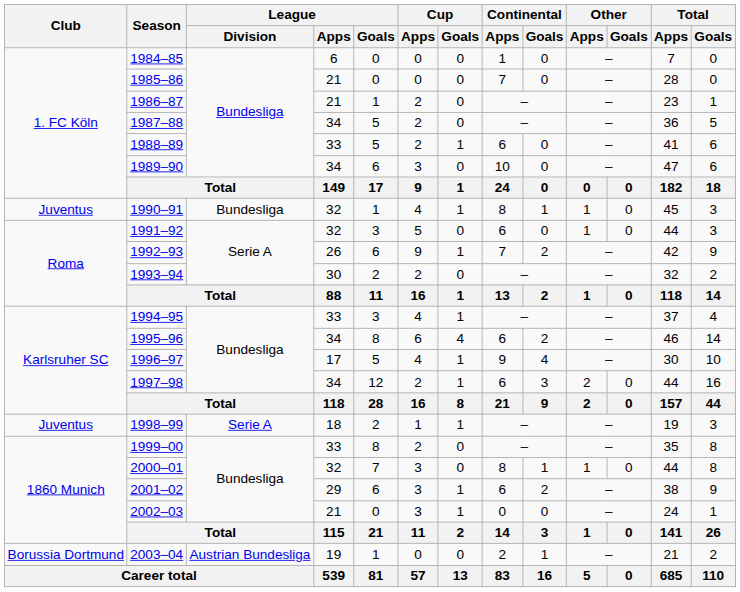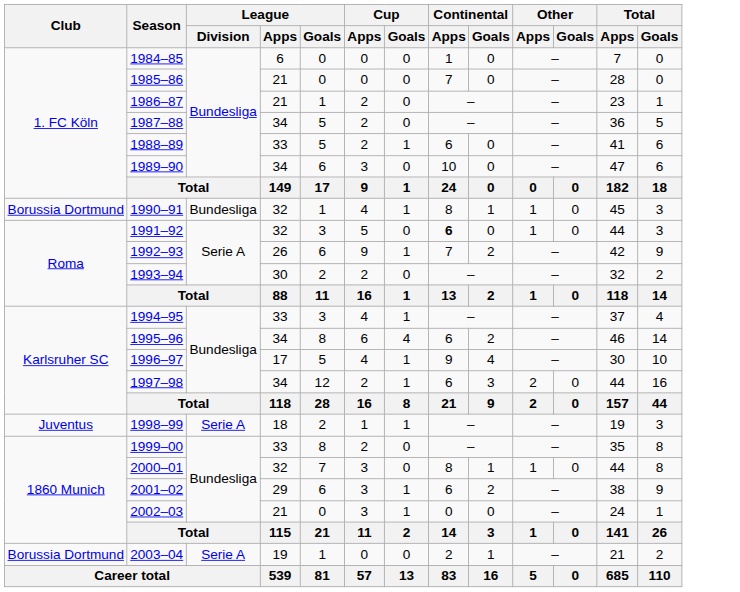(66, 209) Juventus -> (66, 209) Borussia Dortmund
(502, 230) normal -> (449, 230) bold
(250, 554) Austrian Bundesliga -> (223, 554) Serie A
